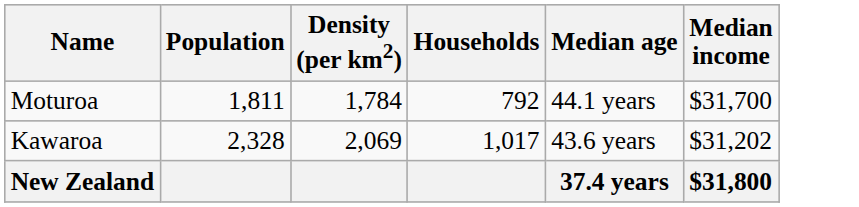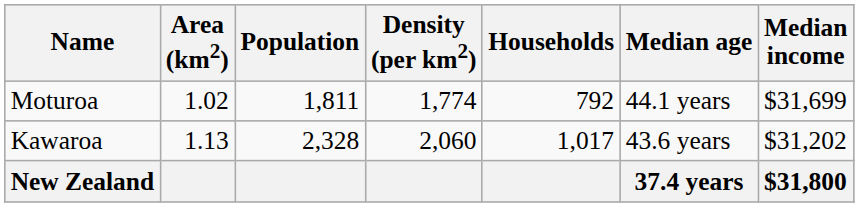+ column: (197, 42)
(373, 100) 1,784 -> (448, 100) 1,774
(731, 100) $31,700 -> (805, 100) $31,699
(373, 140) 2,069 -> (448, 140) 2,060
